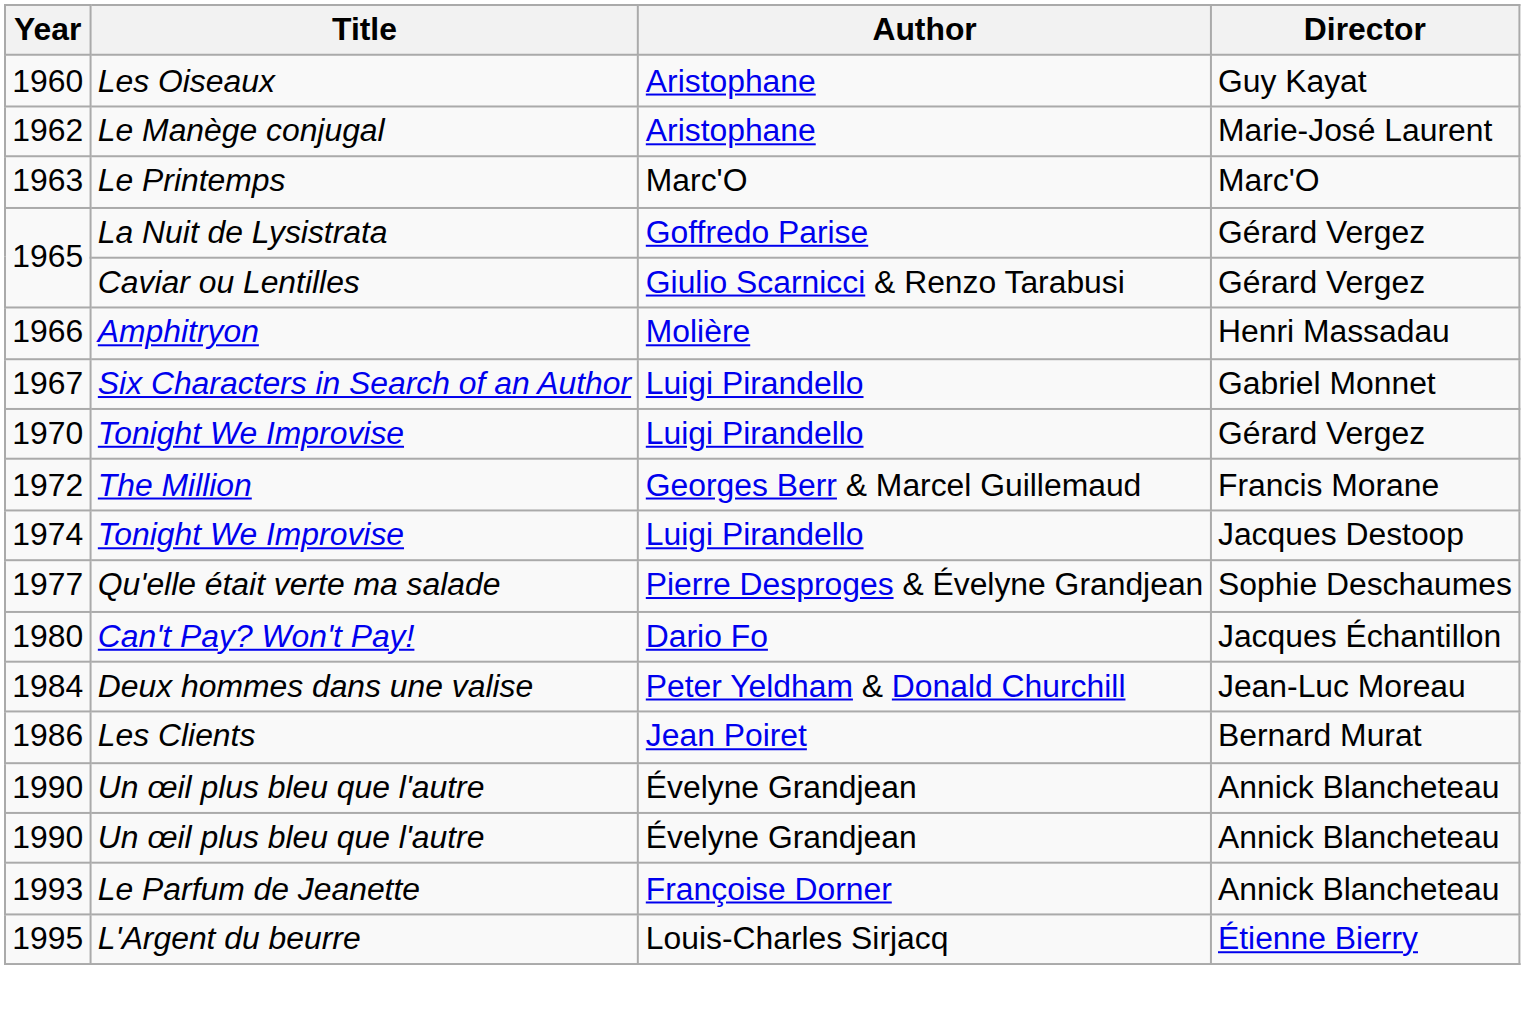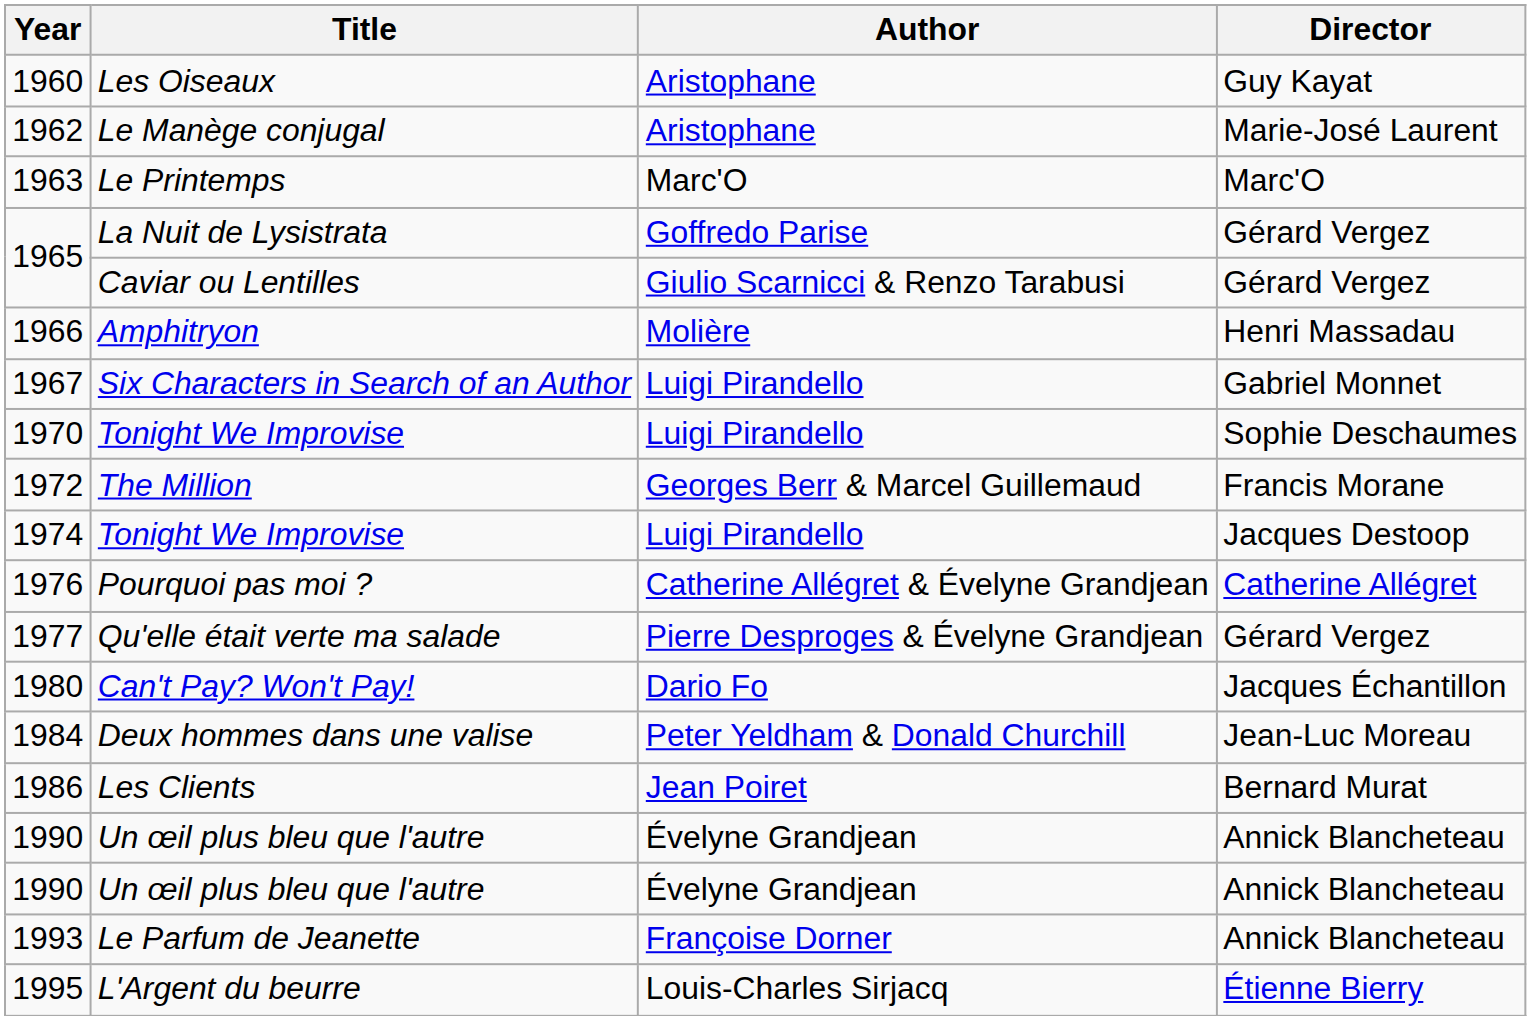(1322, 433) Gérard Vergez -> (1370, 433) Sophie Deschaumes
+ row: (48, 585)
(1365, 585) Sophie Deschaumes -> (1327, 635) Gérard Vergez
